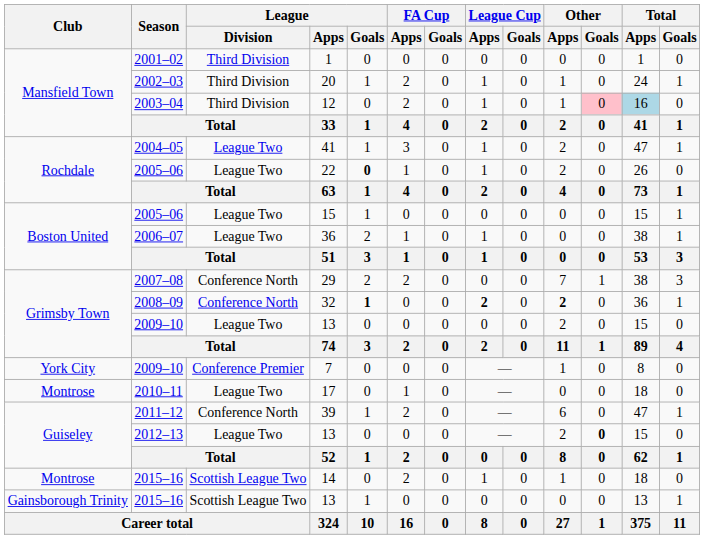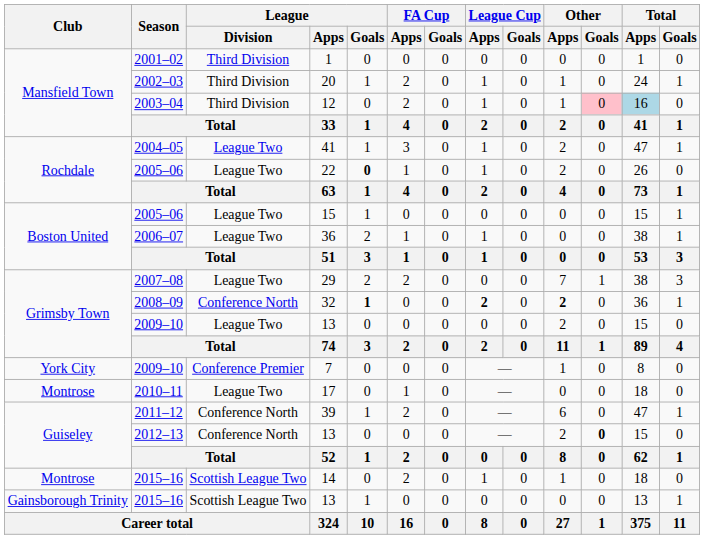(248, 280) Conference North -> (248, 280) League Two
(248, 434) League Two -> (248, 434) Conference North
